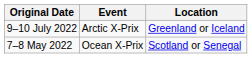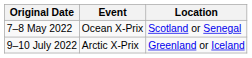rows swapped: (40, 45) <-> (42, 28)
